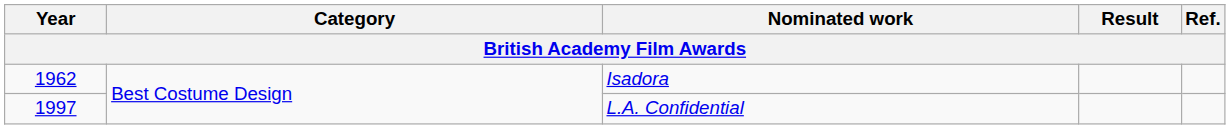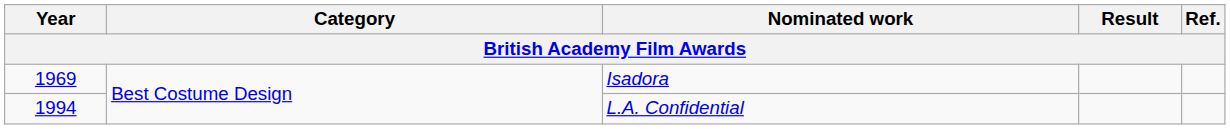(56, 78) 1962 -> (56, 78) 1969
(56, 108) 1997 -> (56, 108) 1994
